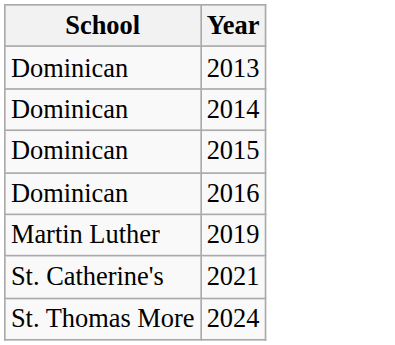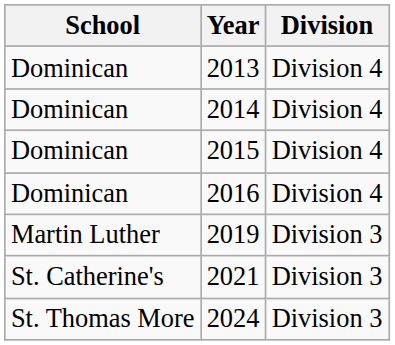+ column: (327, 25)
